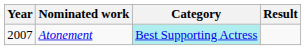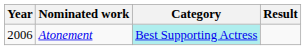(20, 34) 2007 -> (20, 34) 2006
